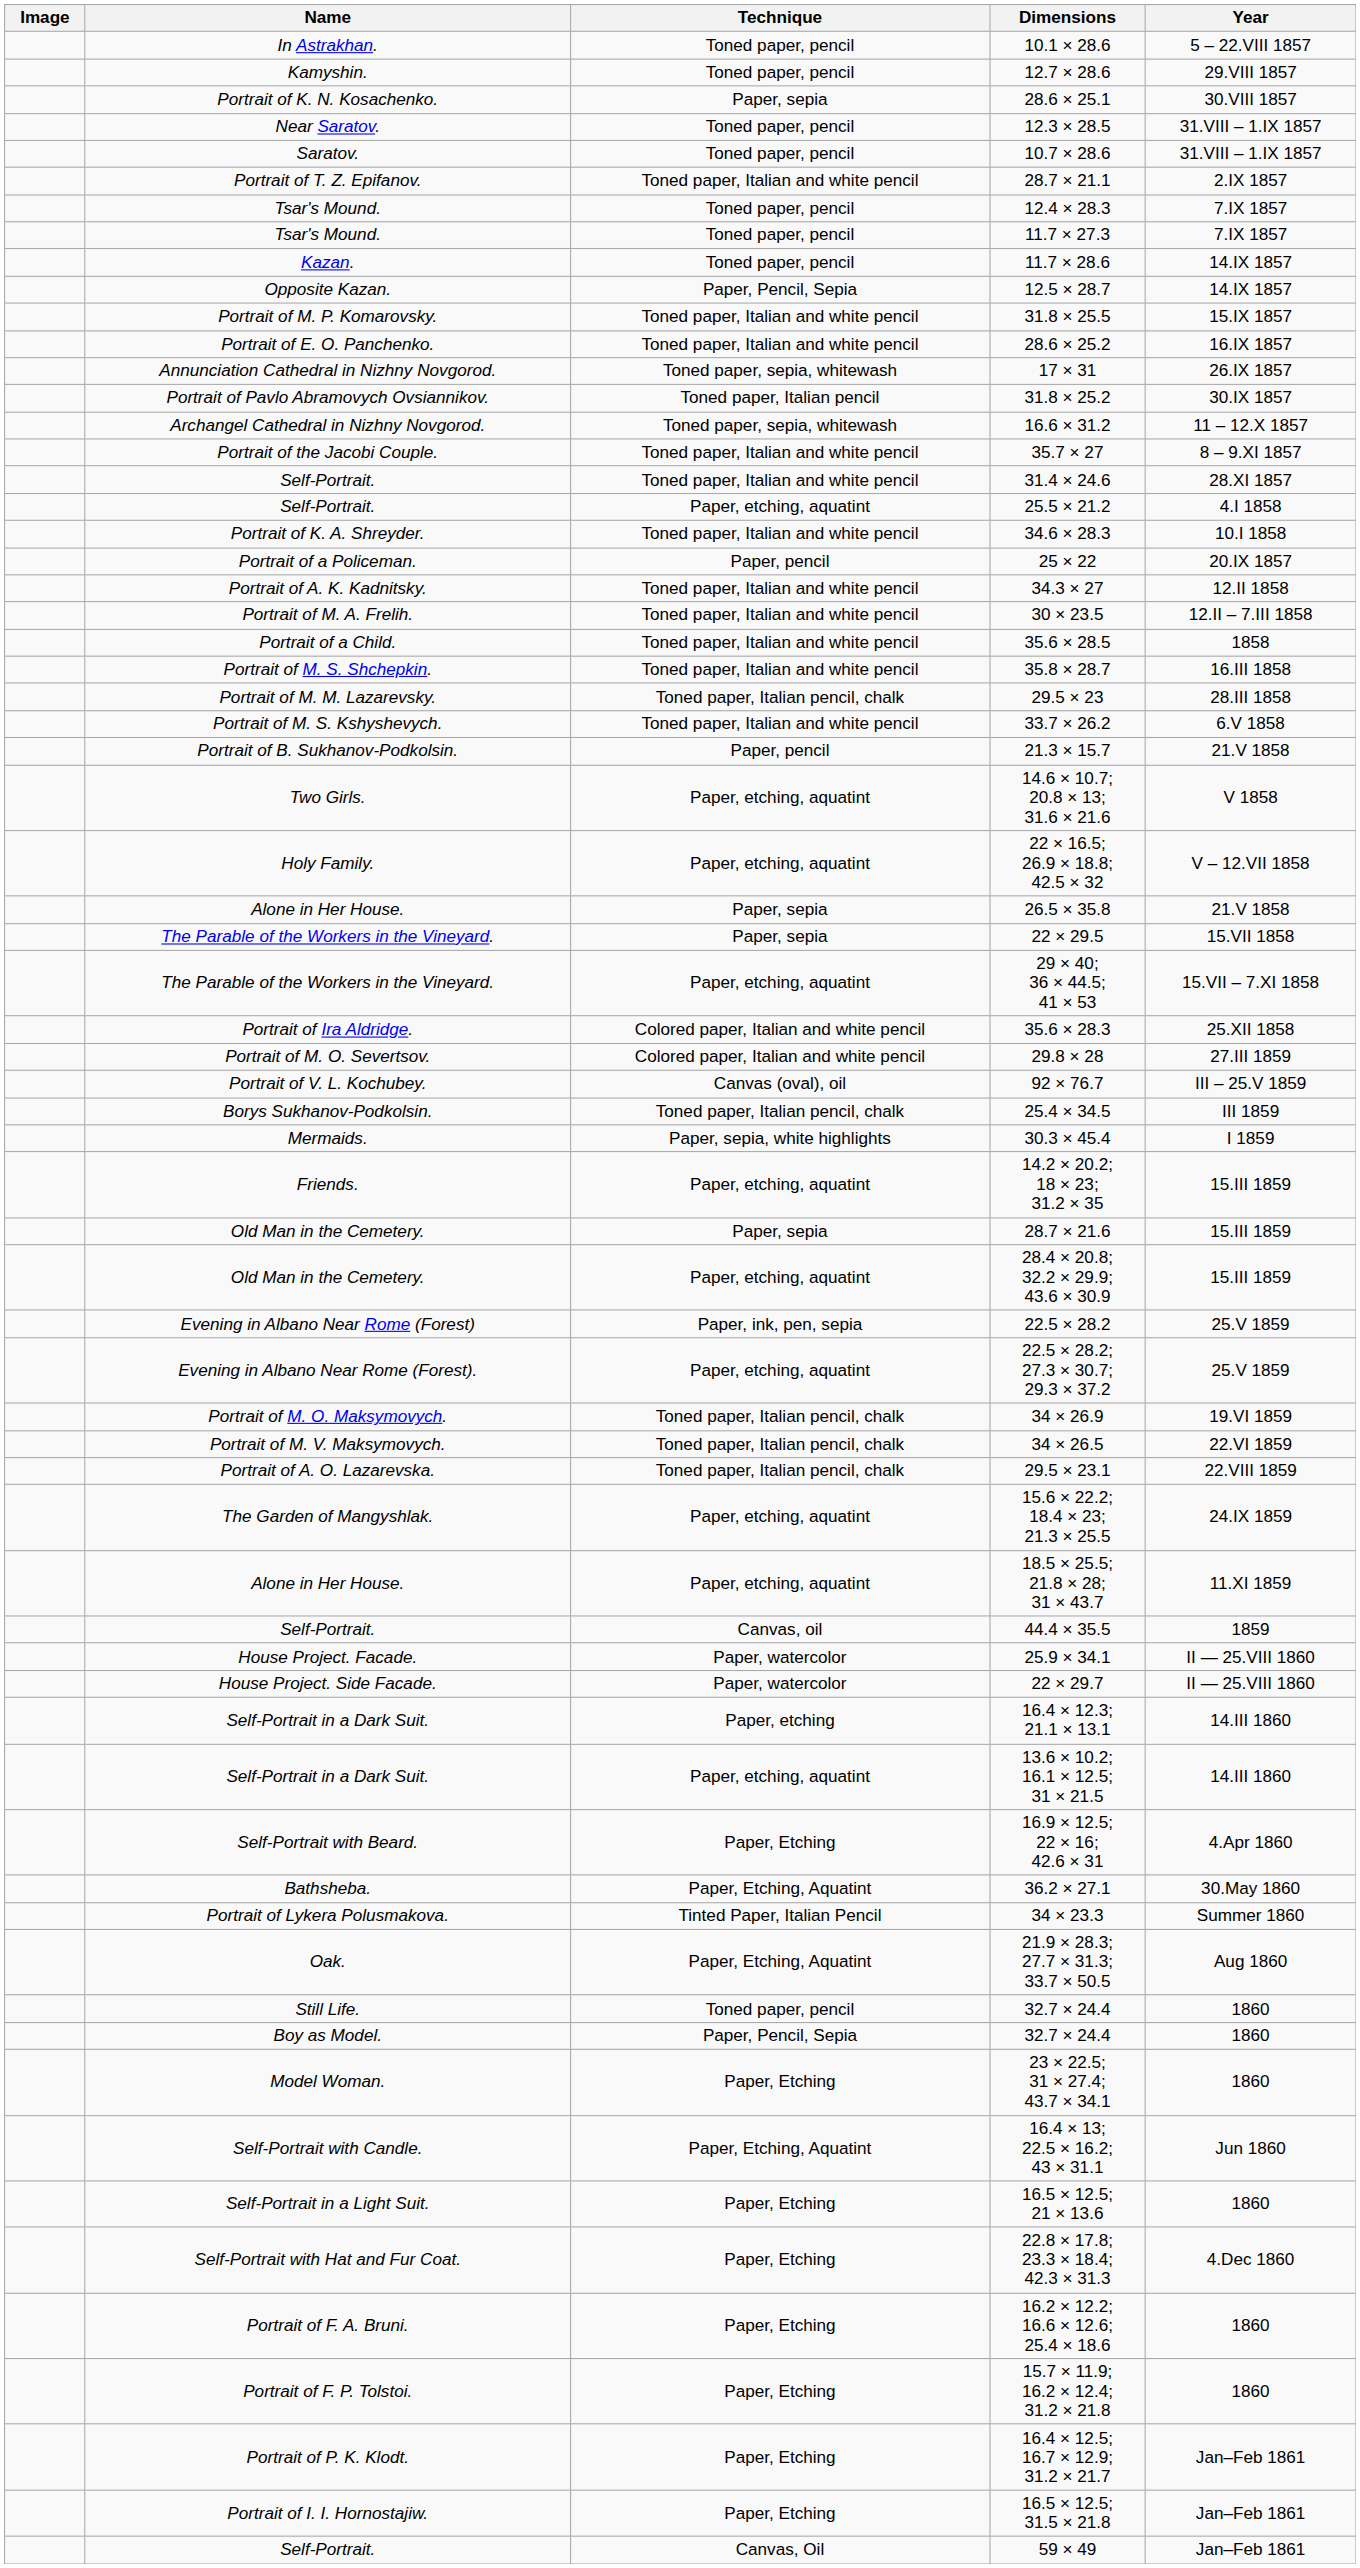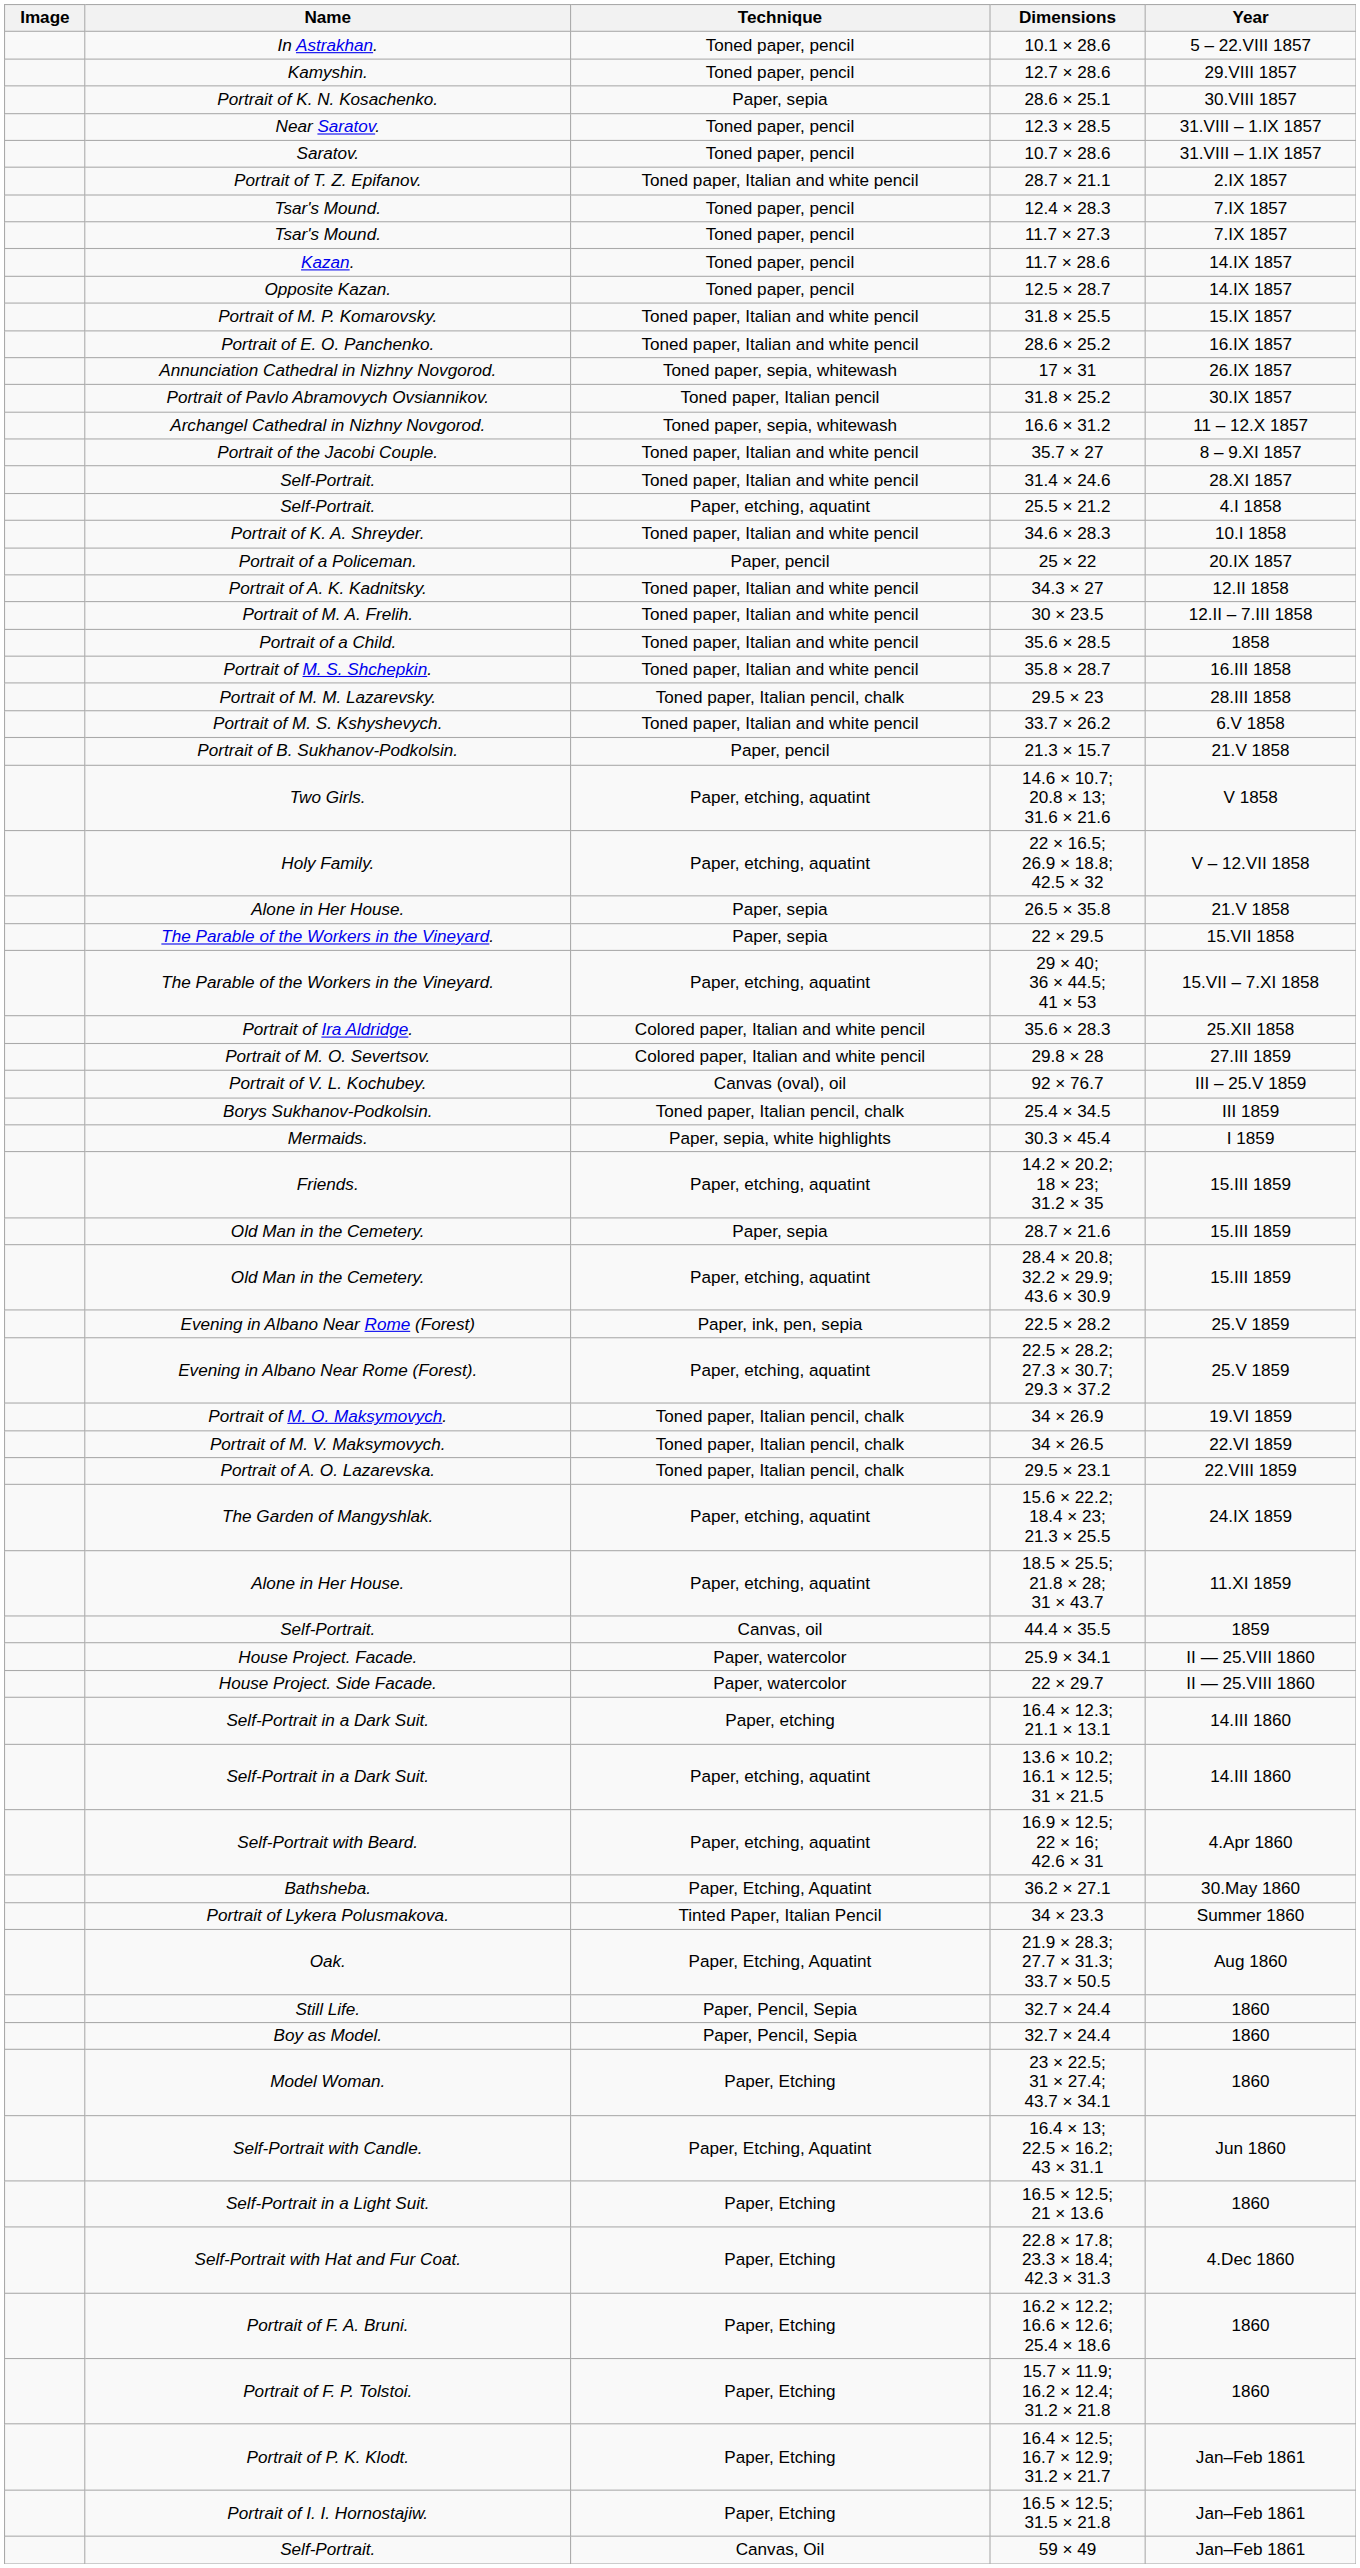(780, 289) Paper, Pencil, Sepia -> (780, 289) Toned paper, pencil
(780, 1842) Paper, Etching -> (780, 1842) Paper, etching, aquatint
(780, 2008) Toned paper, pencil -> (780, 2008) Paper, Pencil, Sepia
